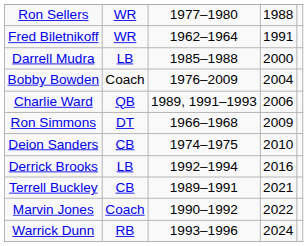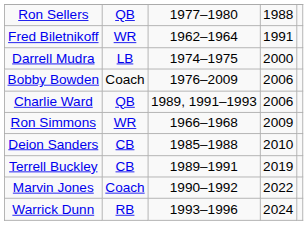(125, 15) WR -> (125, 15) QB
(204, 58) 1985–1988 -> (204, 58) 1974–1975
(278, 79) 2004 -> (278, 79) 2006
(125, 123) DT -> (125, 123) WR
(204, 144) 1974–1975 -> (204, 144) 1985–1988
- row: (53, 166)
(278, 187) 2021 -> (278, 166) 2019
